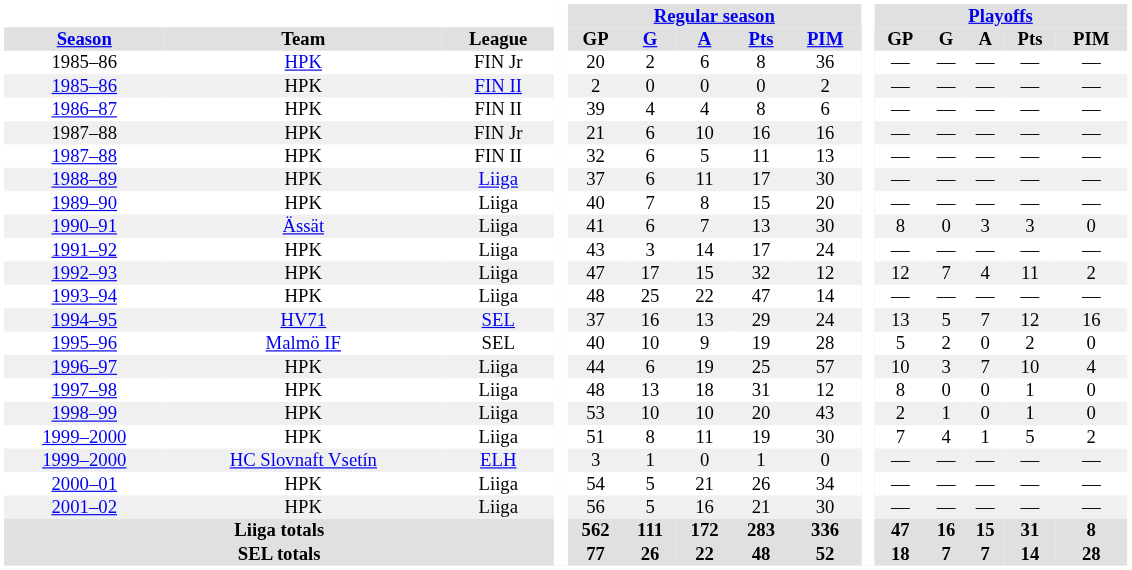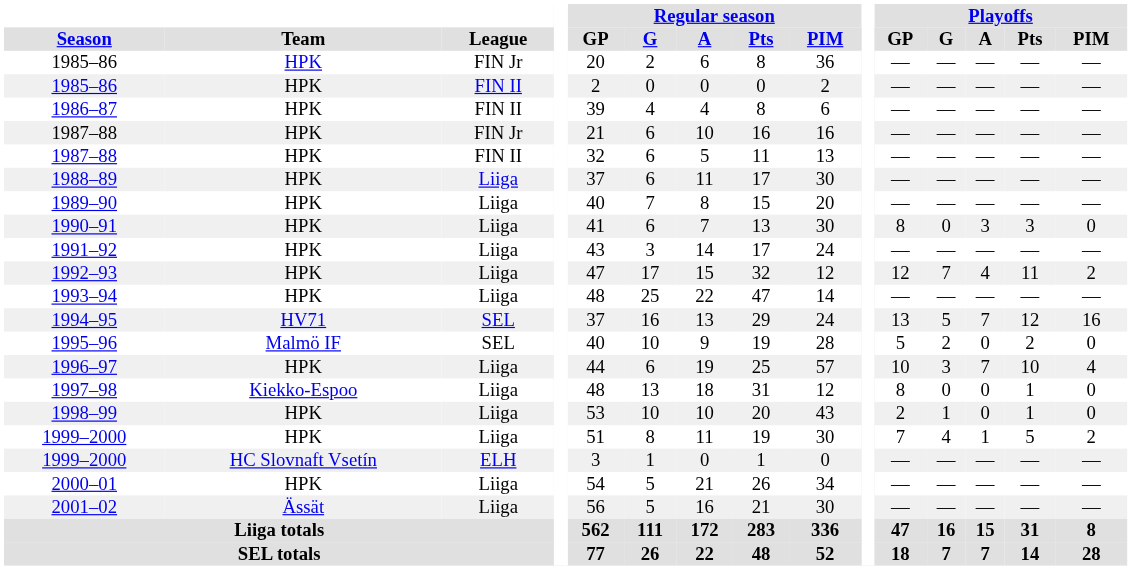(303, 226) Ässät -> (303, 226) HPK
(303, 390) HPK -> (303, 390) Kiekko-Espoo
(303, 507) HPK -> (303, 507) Ässät
